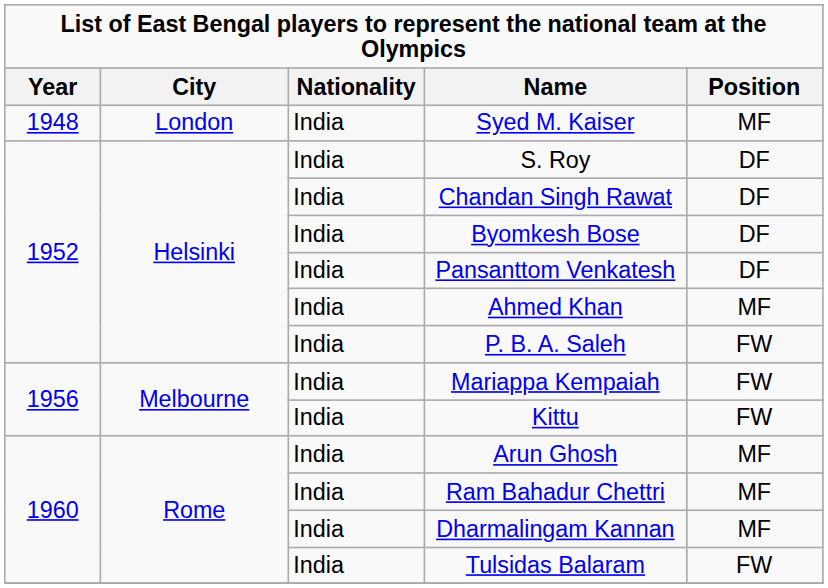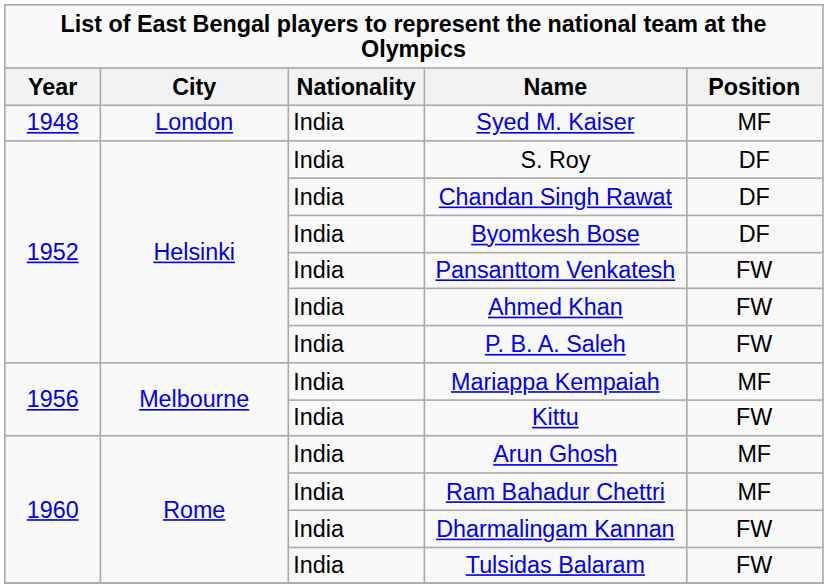(754, 271) DF -> (754, 271) FW
(754, 308) MF -> (754, 308) FW
(754, 381) FW -> (754, 381) MF
(754, 529) MF -> (754, 529) FW
